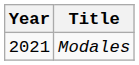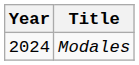(29, 47) 2021 -> (29, 47) 2024
